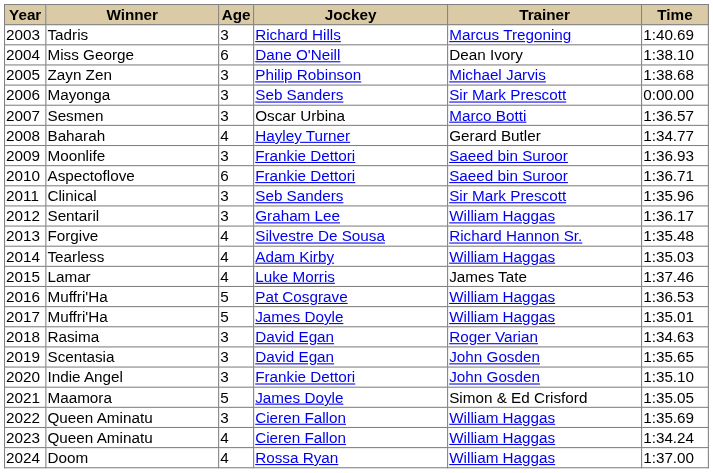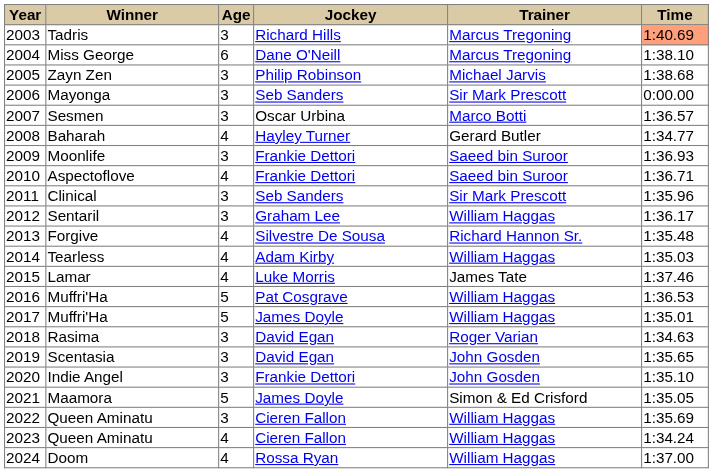(669, 35) no background -> (669, 35) lightsalmon background
(486, 55) Dean Ivory -> (510, 55) Marcus Tregoning
(224, 176) 6 -> (224, 176) 4
